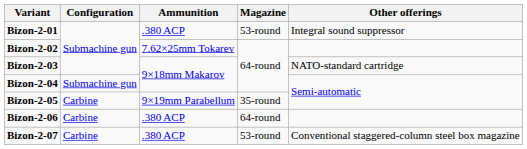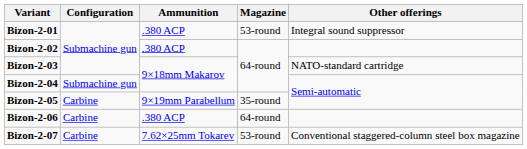(188, 48) 7.62×25mm Tokarev -> (163, 48) .380 ACP
(163, 135) .380 ACP -> (188, 135) 7.62×25mm Tokarev
